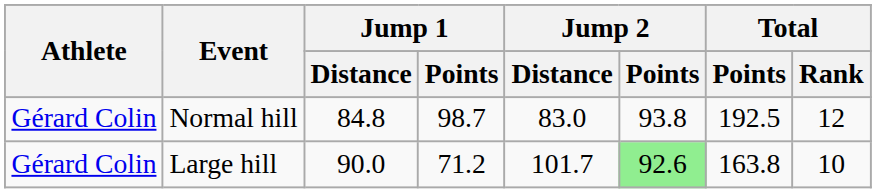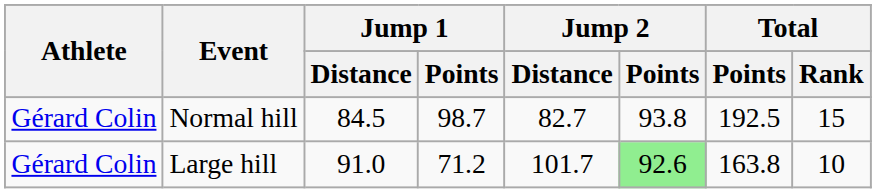(361, 118) 84.8 -> (361, 118) 84.5
(562, 118) 83.0 -> (562, 118) 82.7
(831, 118) 12 -> (831, 118) 15
(361, 164) 90.0 -> (361, 164) 91.0
